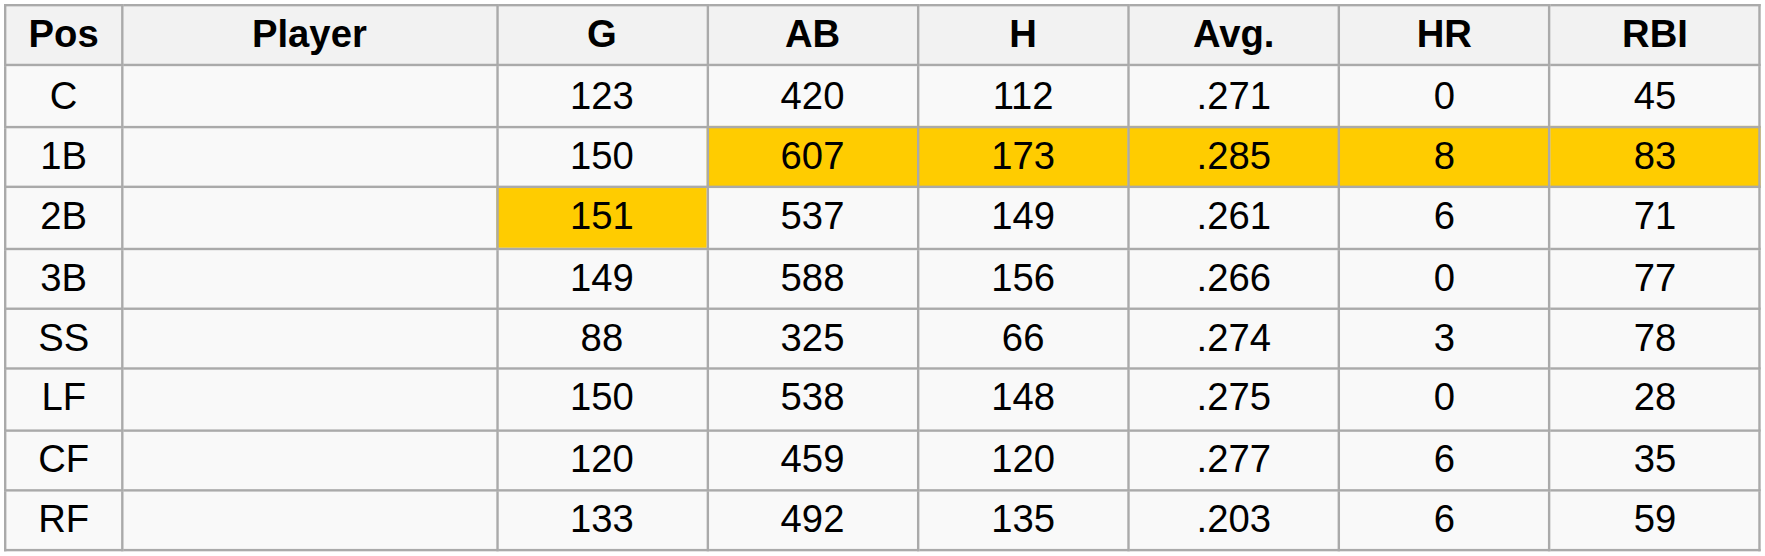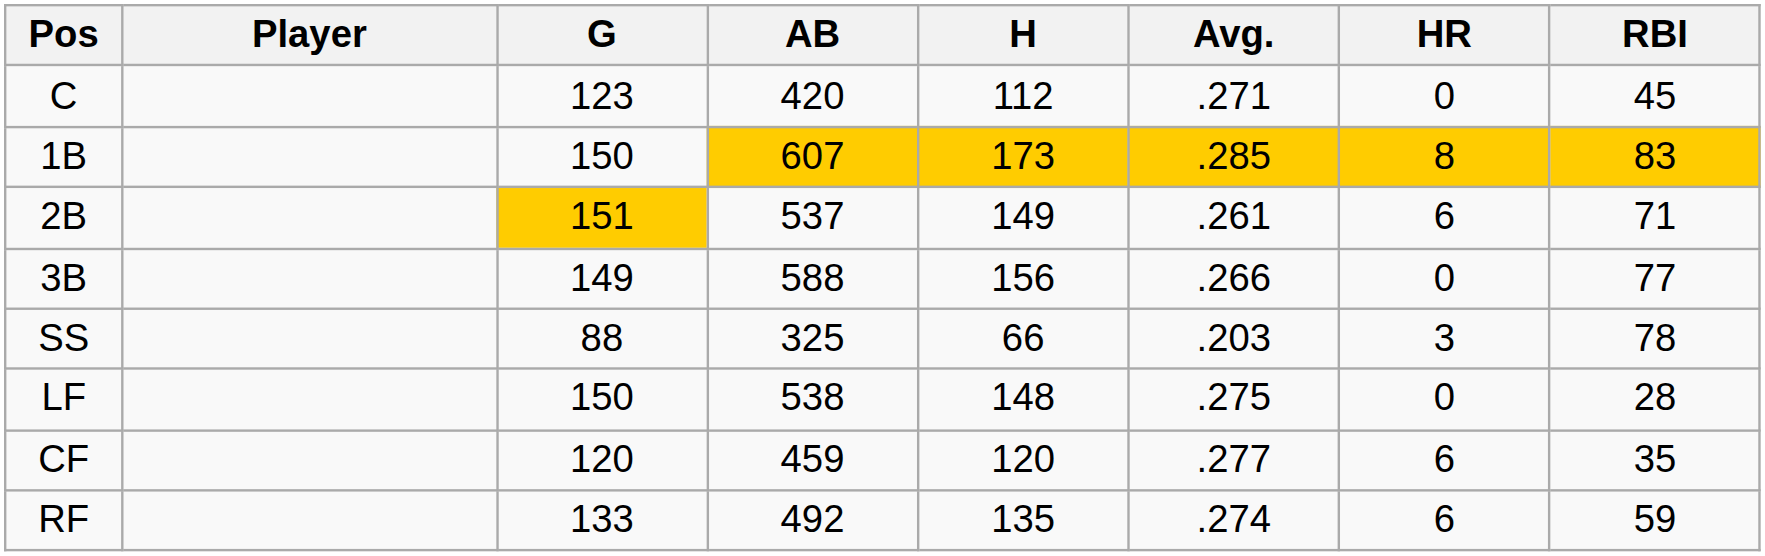(1234, 338) .274 -> (1234, 338) .203
(1234, 519) .203 -> (1234, 519) .274
